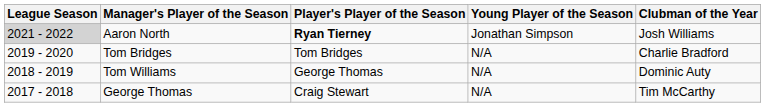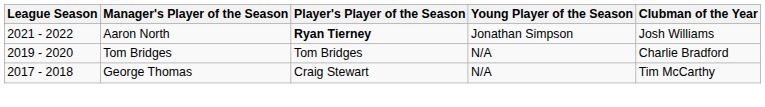(40, 33) lightgrey background -> (40, 33) no background
- row: (140, 72)
